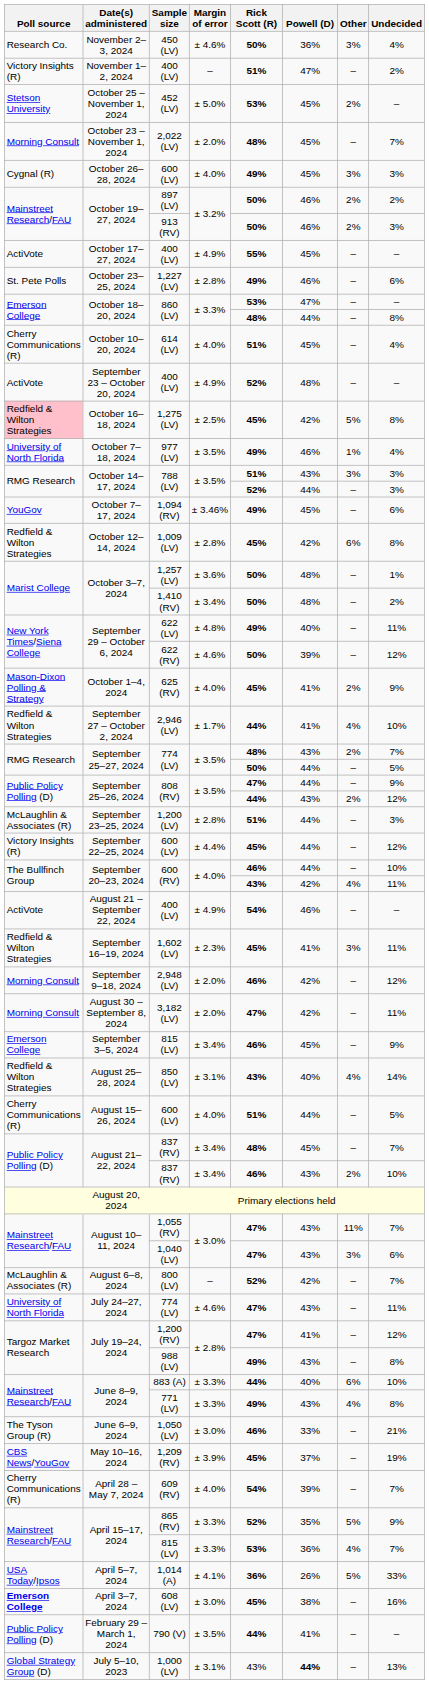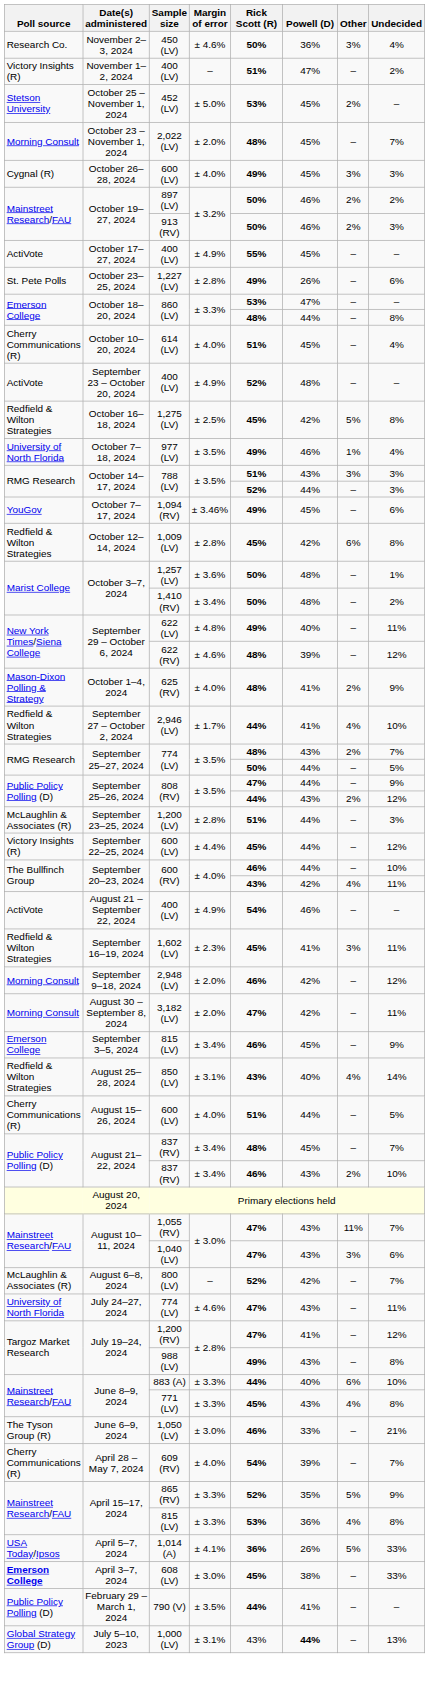(310, 281) 46% -> (310, 281) 26%
(30, 420) pink background -> (30, 420) no background
(256, 655) 50% -> (256, 655) 48%
(256, 687) 45% -> (256, 687) 48%
(256, 1404) 49% -> (256, 1404) 45%
- row: (116, 1457)
(397, 1549) 7% -> (397, 1522) 8%
(397, 1602) 16% -> (397, 1575) 33%
